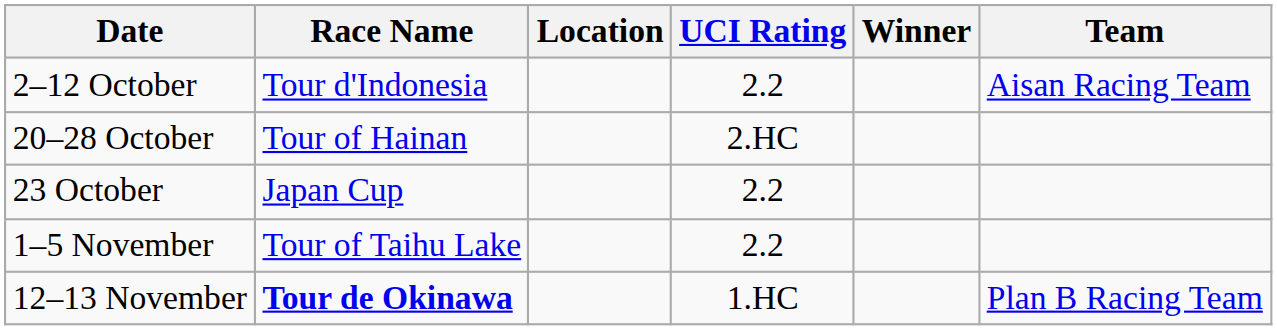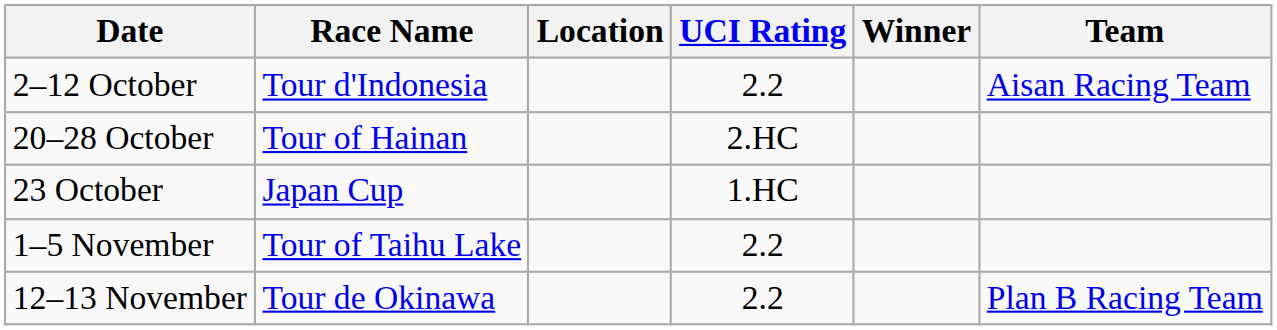(763, 191) 2.2 -> (763, 191) 1.HC
(388, 297) bold -> (379, 297) normal
(763, 297) 1.HC -> (763, 297) 2.2
